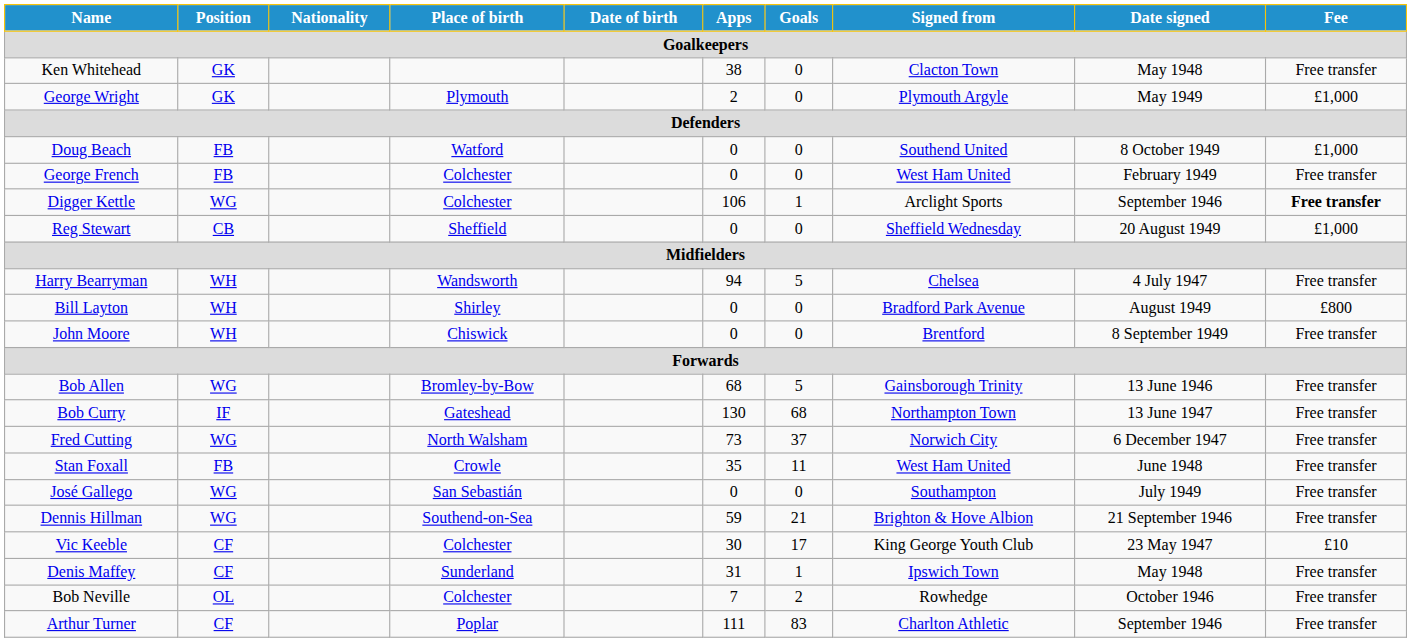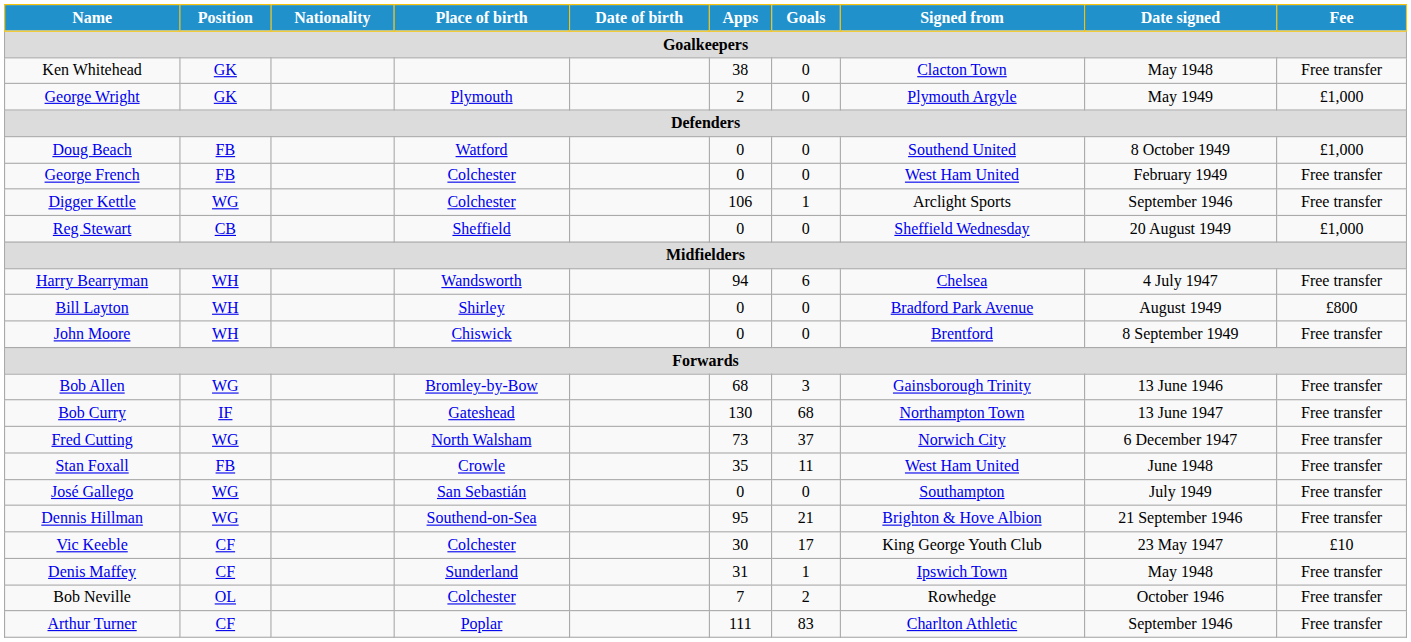(1336, 202) bold -> (1342, 202) normal
(799, 281) 5 -> (806, 281) 6
(799, 387) 5 -> (806, 387) 3
(734, 518) 59 -> (740, 518) 95
